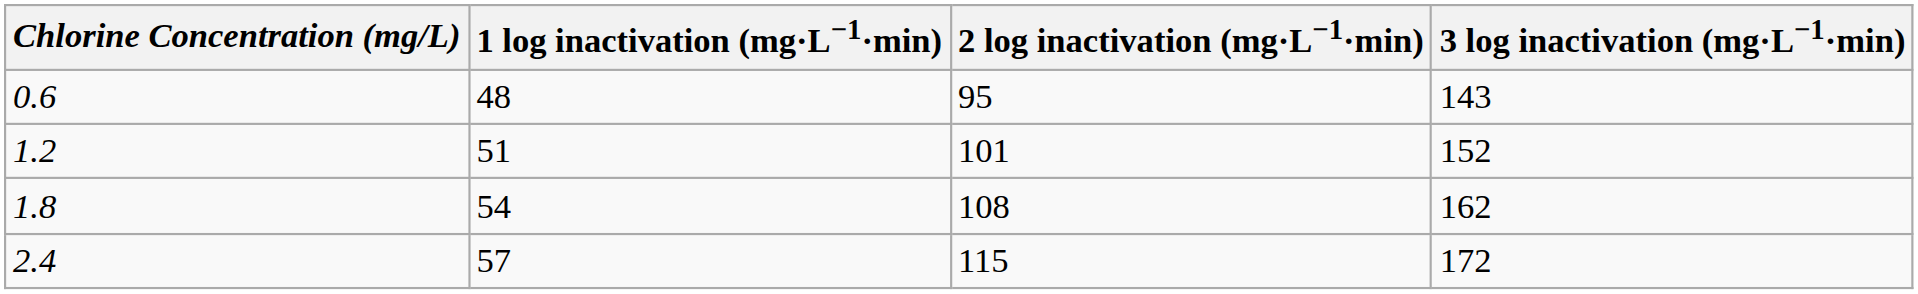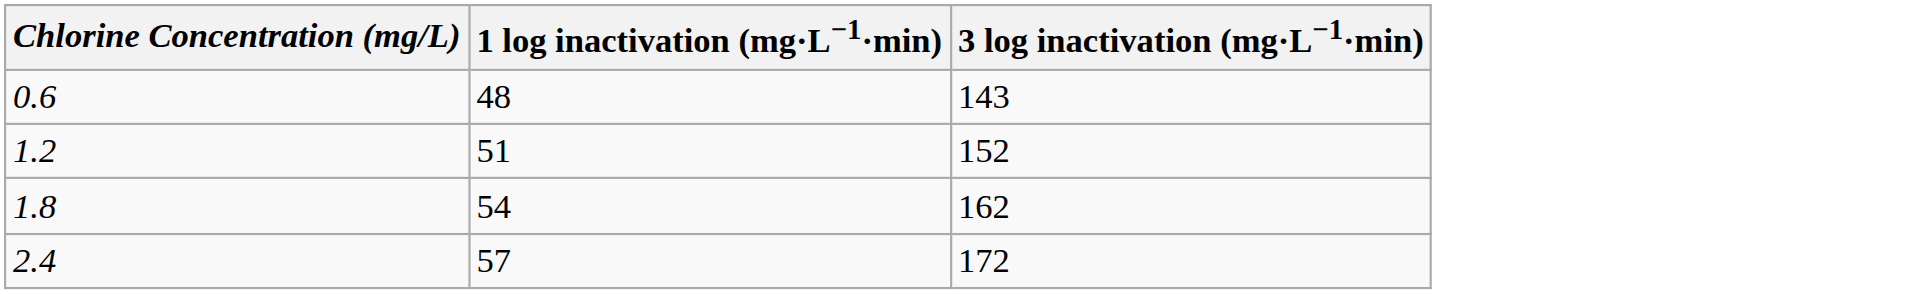- column: (1191, 36)
